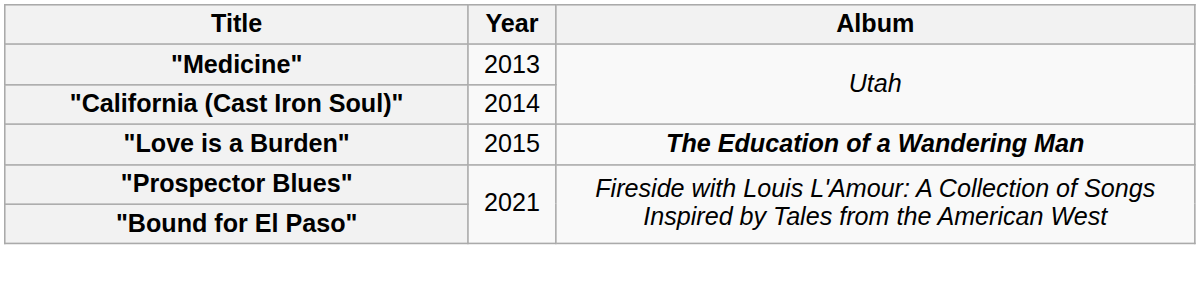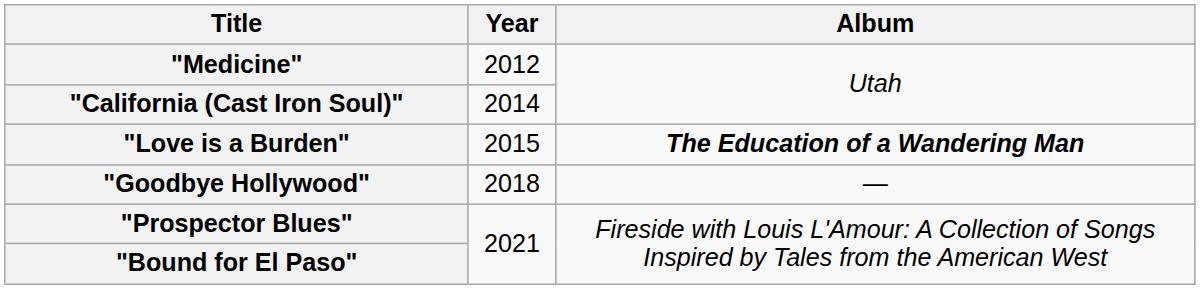(512, 64) 2013 -> (512, 64) 2012
+ row: (237, 183)
